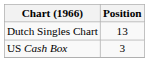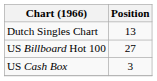+ row: (56, 48)
